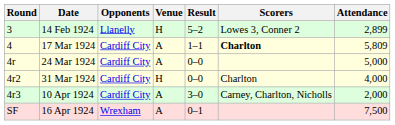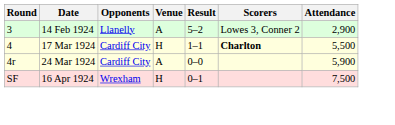(159, 29) H -> (159, 29) A
(376, 29) 2,899 -> (344, 29) 2,900
(159, 45) A -> (159, 45) H
(376, 45) 5,809 -> (344, 45) 5,500
(376, 62) 5,000 -> (344, 62) 5,900
- row: (68, 78)
- row: (68, 95)
(159, 111) A -> (159, 78) H
